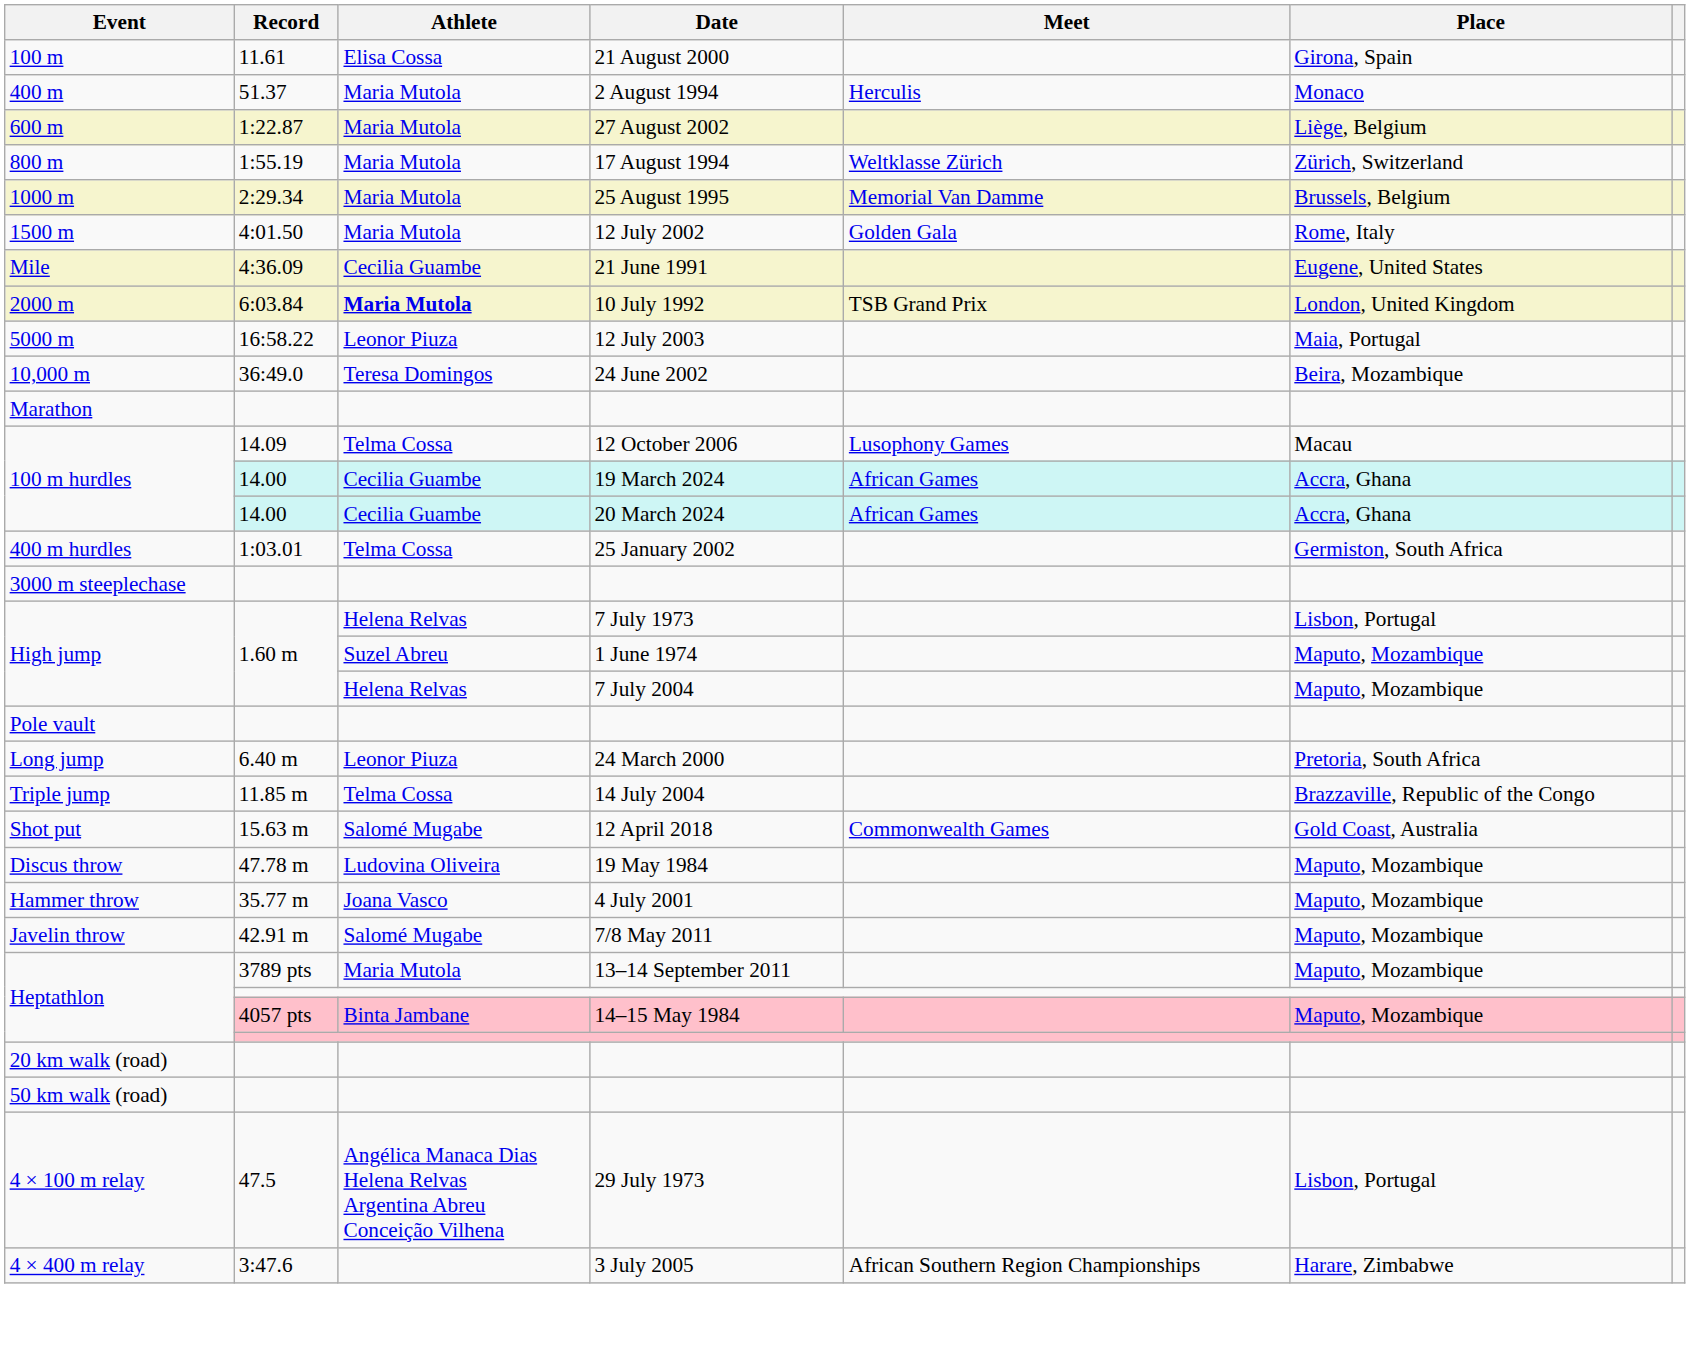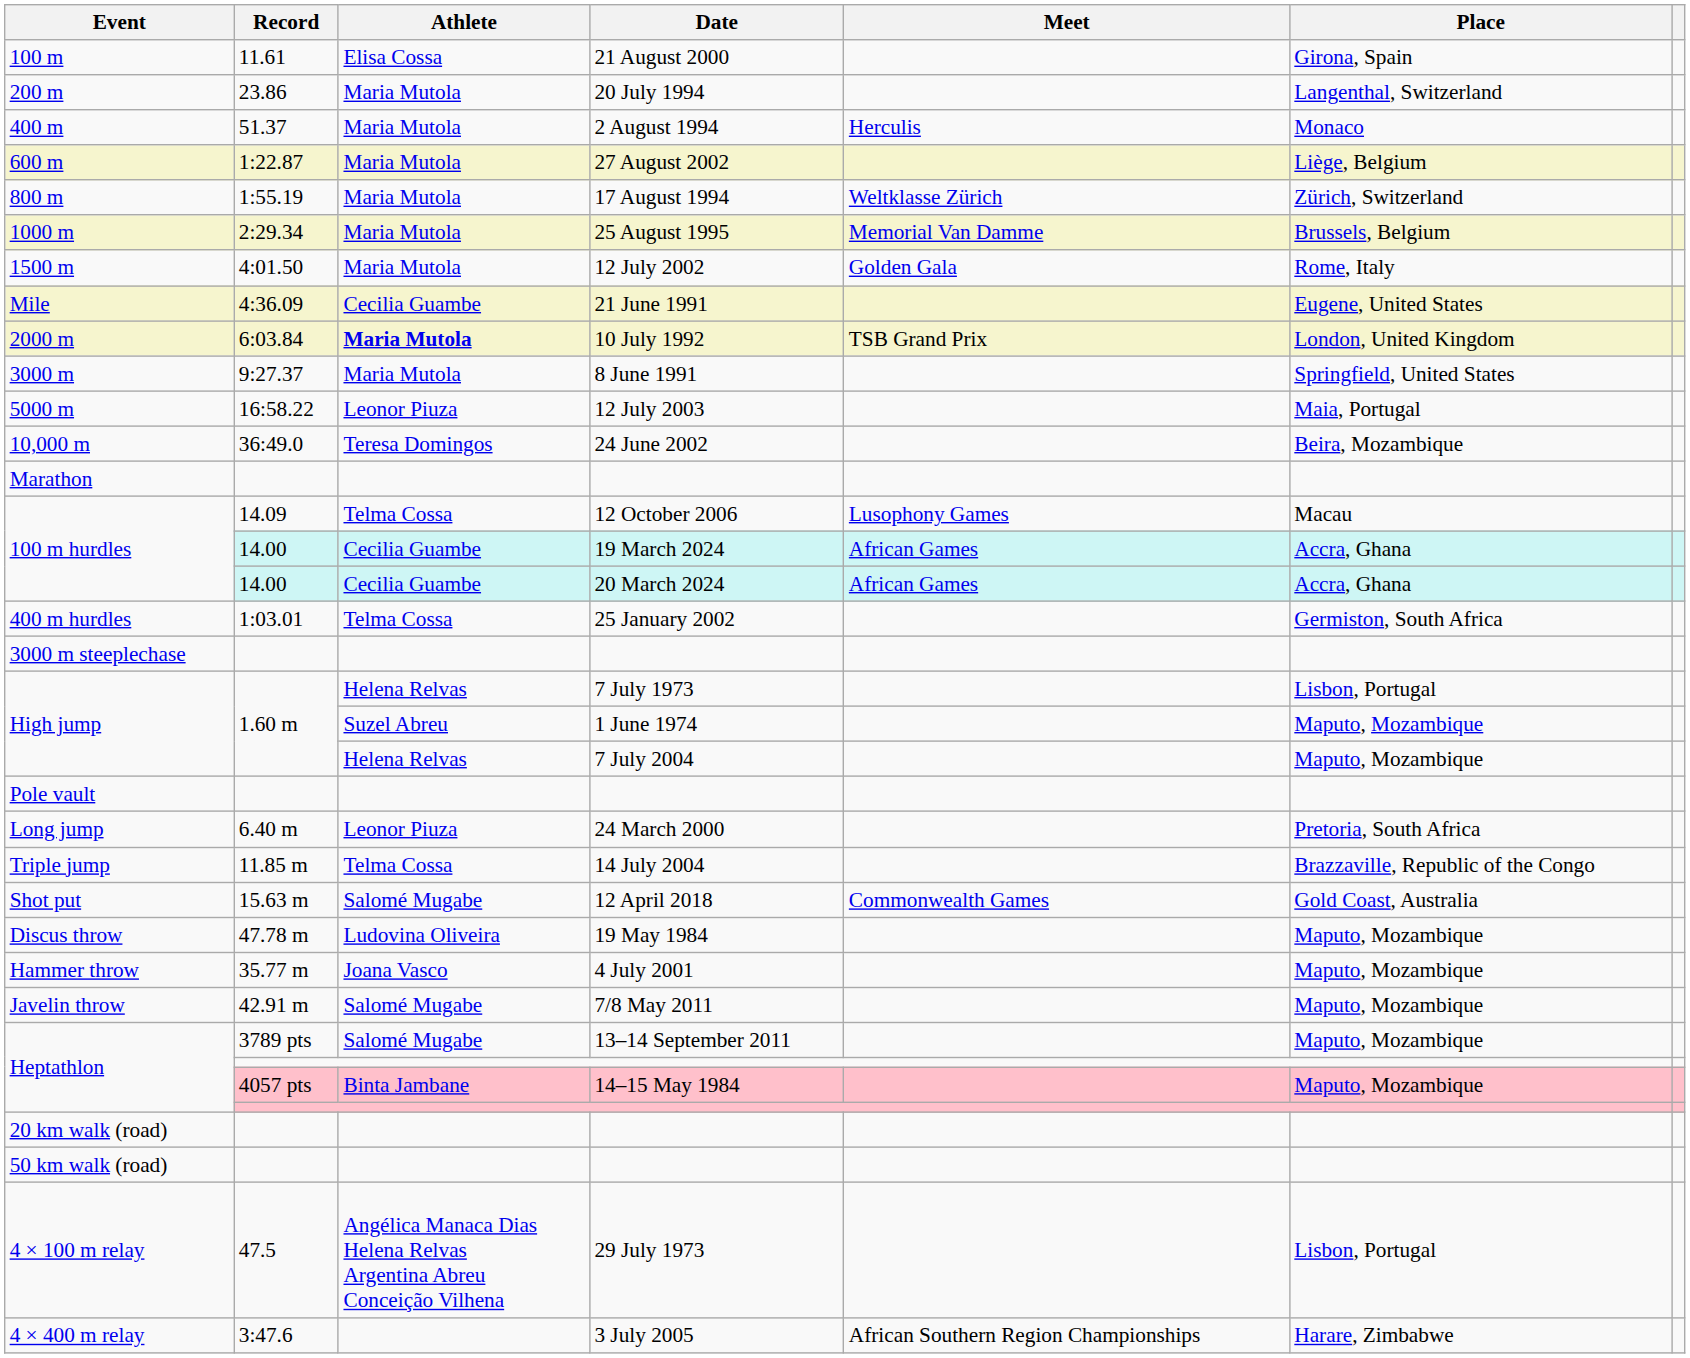+ row: (37, 92)
+ row: (42, 373)
(402, 969) Maria Mutola -> (413, 1039) Salomé Mugabe
